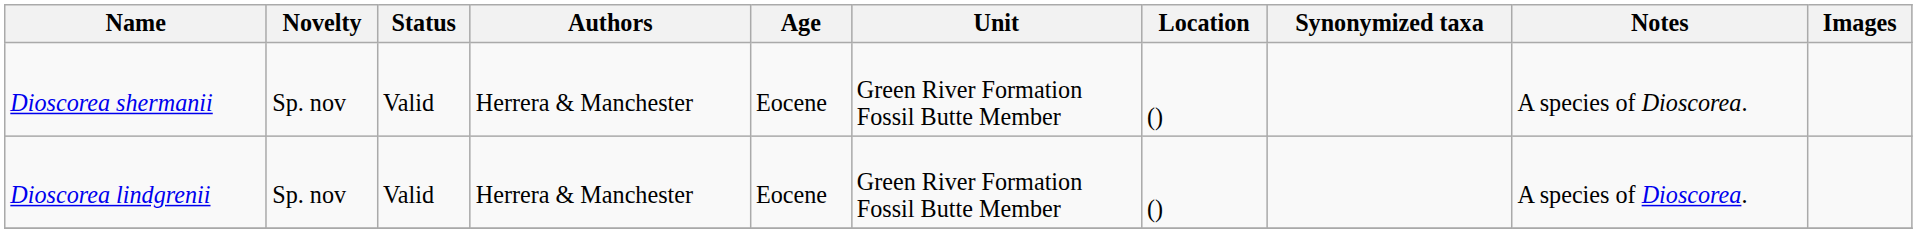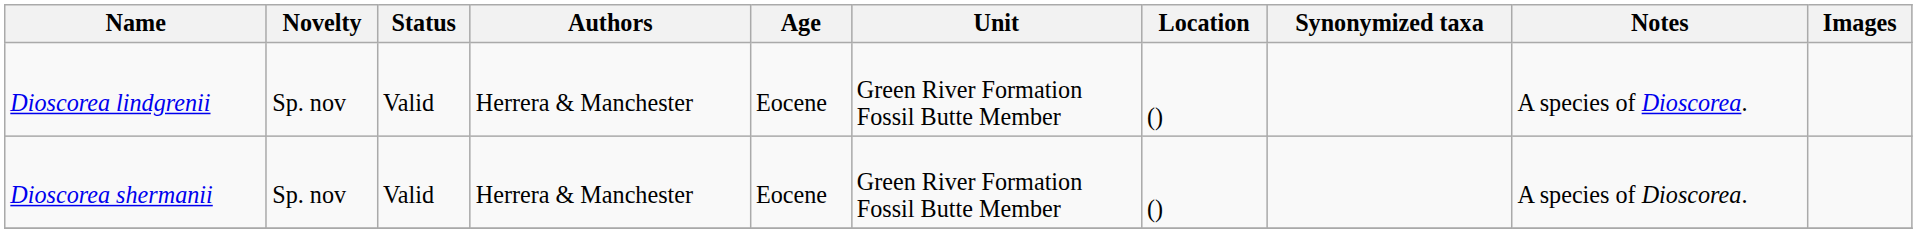rows swapped: (110, 195) <-> (112, 102)
